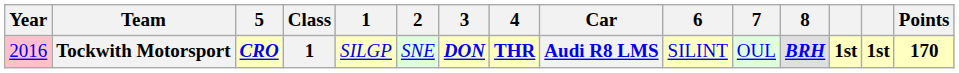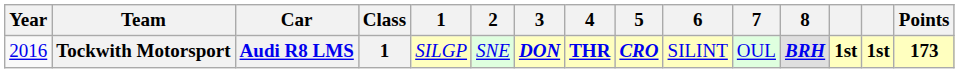columns swapped: (601, 19) <-> (259, 19)
(28, 51) pink background -> (28, 51) no background
(924, 51) 170 -> (924, 51) 173
